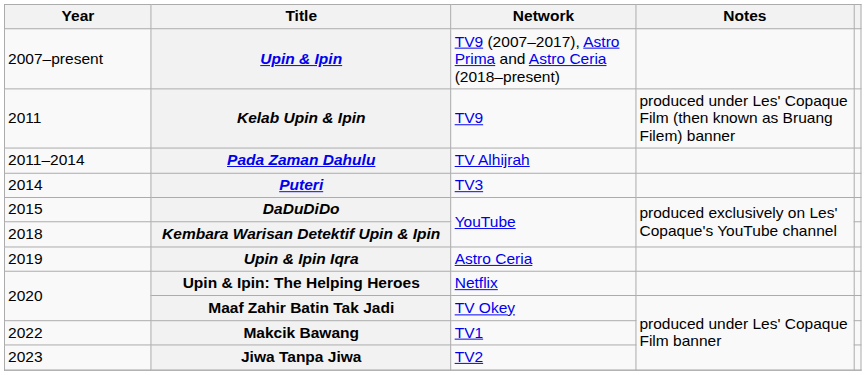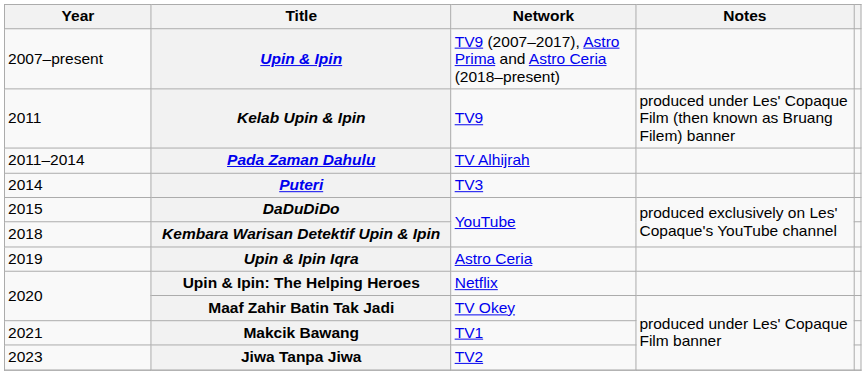(25, 332) 2022 -> (25, 332) 2021
